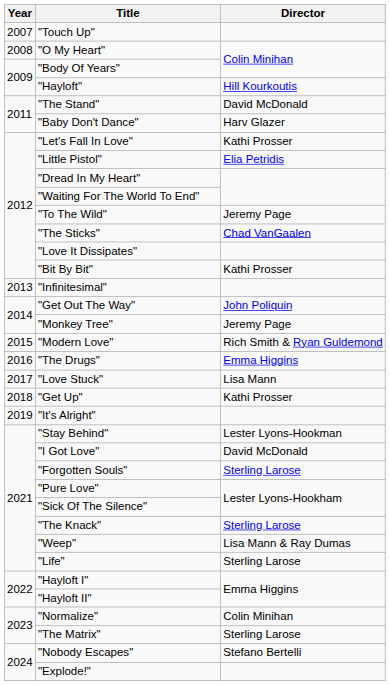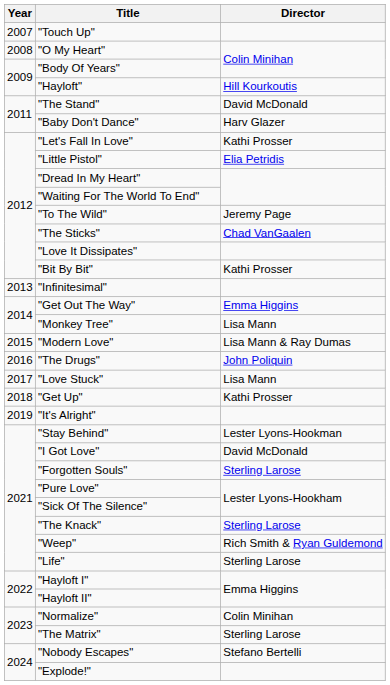(258, 305) John Poliquin -> (261, 305) Emma Higgins
(257, 324) Jeremy Page -> (250, 324) Lisa Mann
(303, 342) Rich Smith & Ryan Guldemond -> (287, 342) Lisa Mann & Ray Dumas
(261, 360) Emma Higgins -> (258, 360) John Poliquin
(287, 543) Lisa Mann & Ray Dumas -> (303, 543) Rich Smith & Ryan Guldemond
